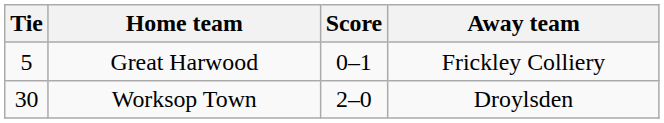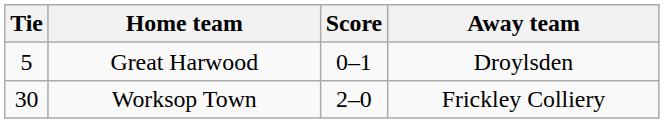(524, 61) Frickley Colliery -> (524, 61) Droylsden
(524, 99) Droylsden -> (524, 99) Frickley Colliery
